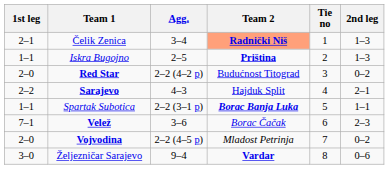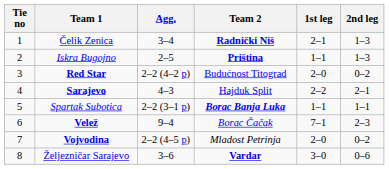columns swapped: (325, 18) <-> (26, 18)
(258, 40) lightsalmon background -> (245, 40) no background
(179, 123) 3–6 -> (166, 123) 9–4
(179, 156) 9–4 -> (166, 156) 3–6
